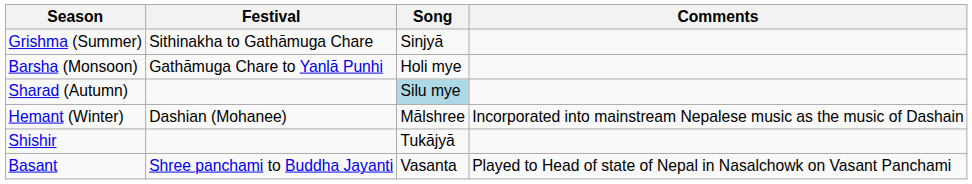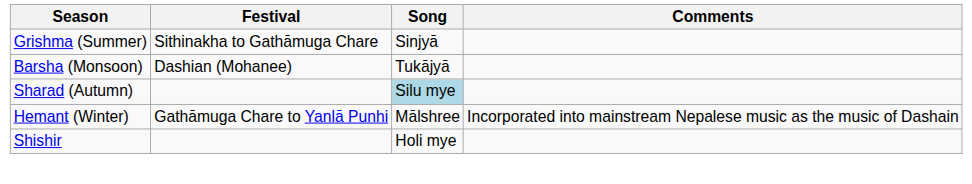(266, 66) Gathāmuga Chare to Yanlā Punhi -> (223, 66) Dashian (Mohanee)
(431, 66) Holi mye -> (423, 66) Tukājyā
(218, 116) Dashian (Mohanee) -> (271, 116) Gathāmuga Chare to Yanlā Punhi
(428, 141) Tukājyā -> (426, 141) Holi mye
- row: (33, 166)
